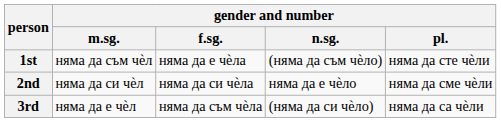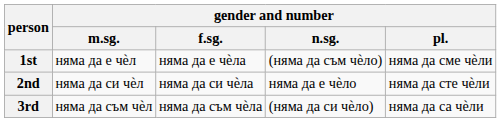(104, 60) няма да съм чѐл -> (96, 60) няма да е чѐл
(439, 60) няма да сте чѐли -> (441, 60) няма да сме чѐли
(441, 83) няма да сме чѐли -> (439, 83) няма да сте чѐли
(96, 106) няма да е чѐл -> (104, 106) няма да съм чѐл
